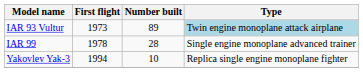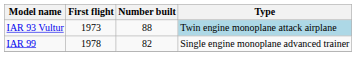(153, 28) 89 -> (147, 28) 88
(153, 43) 28 -> (147, 43) 82
- row: (38, 59)
